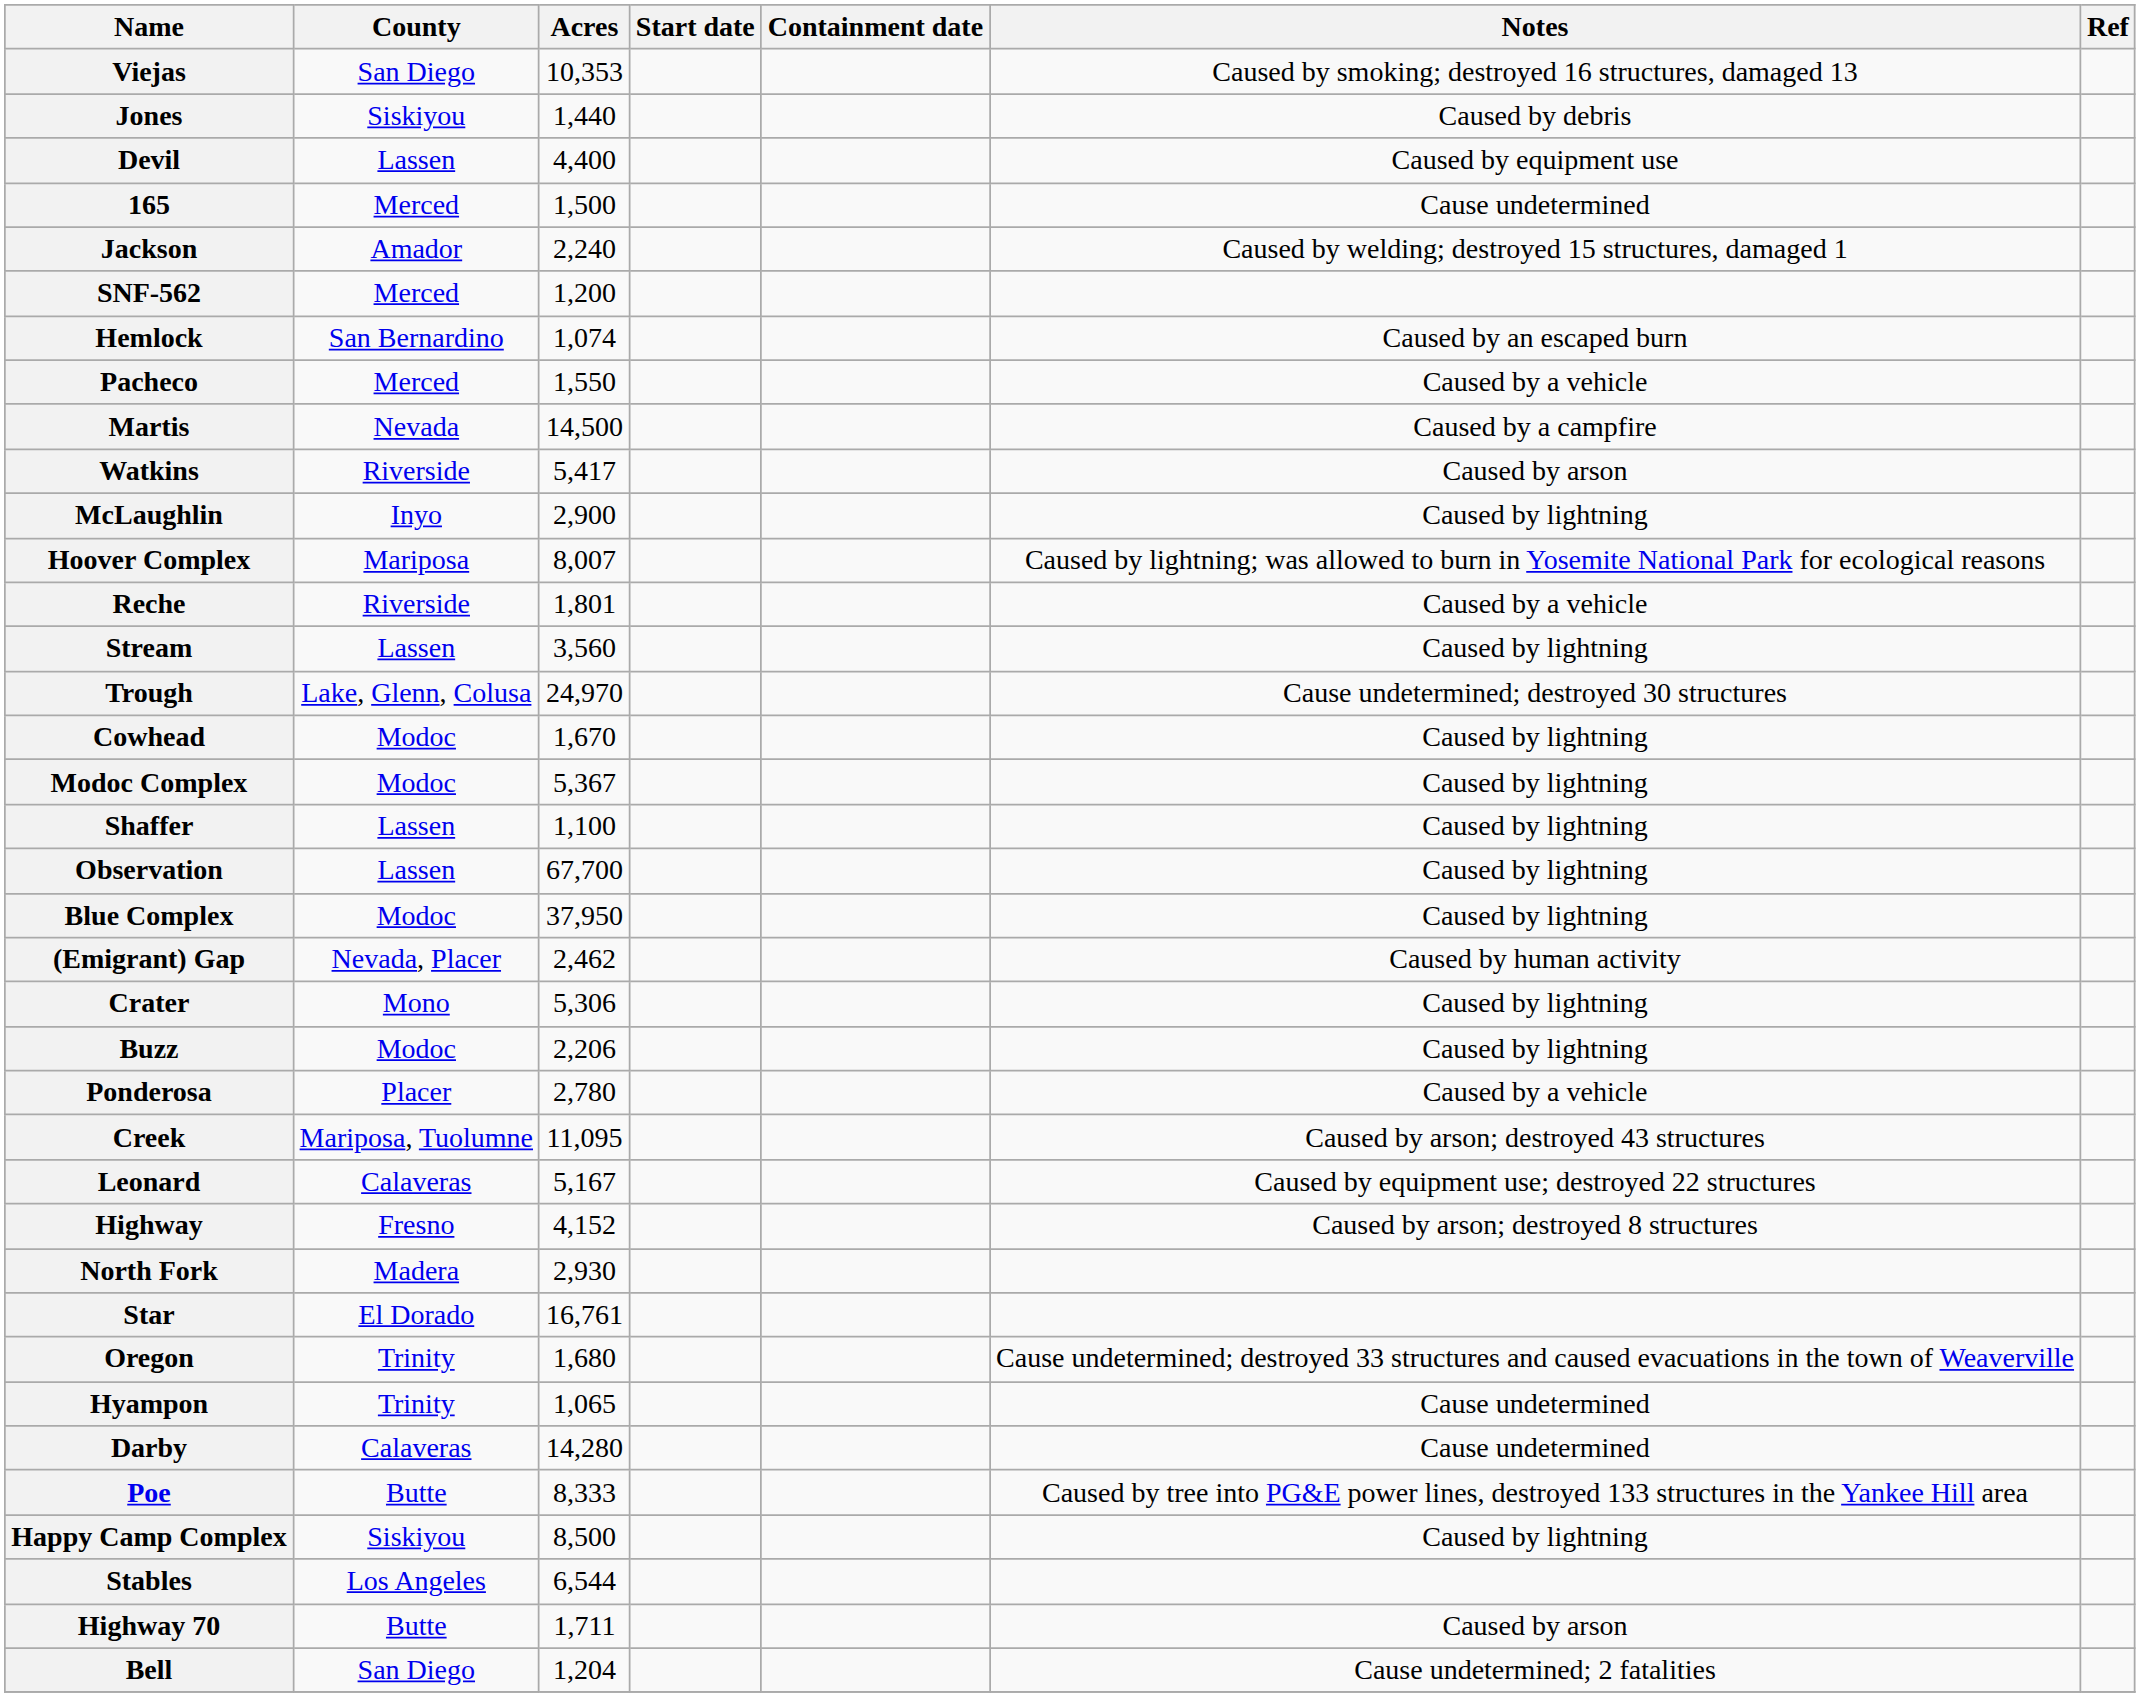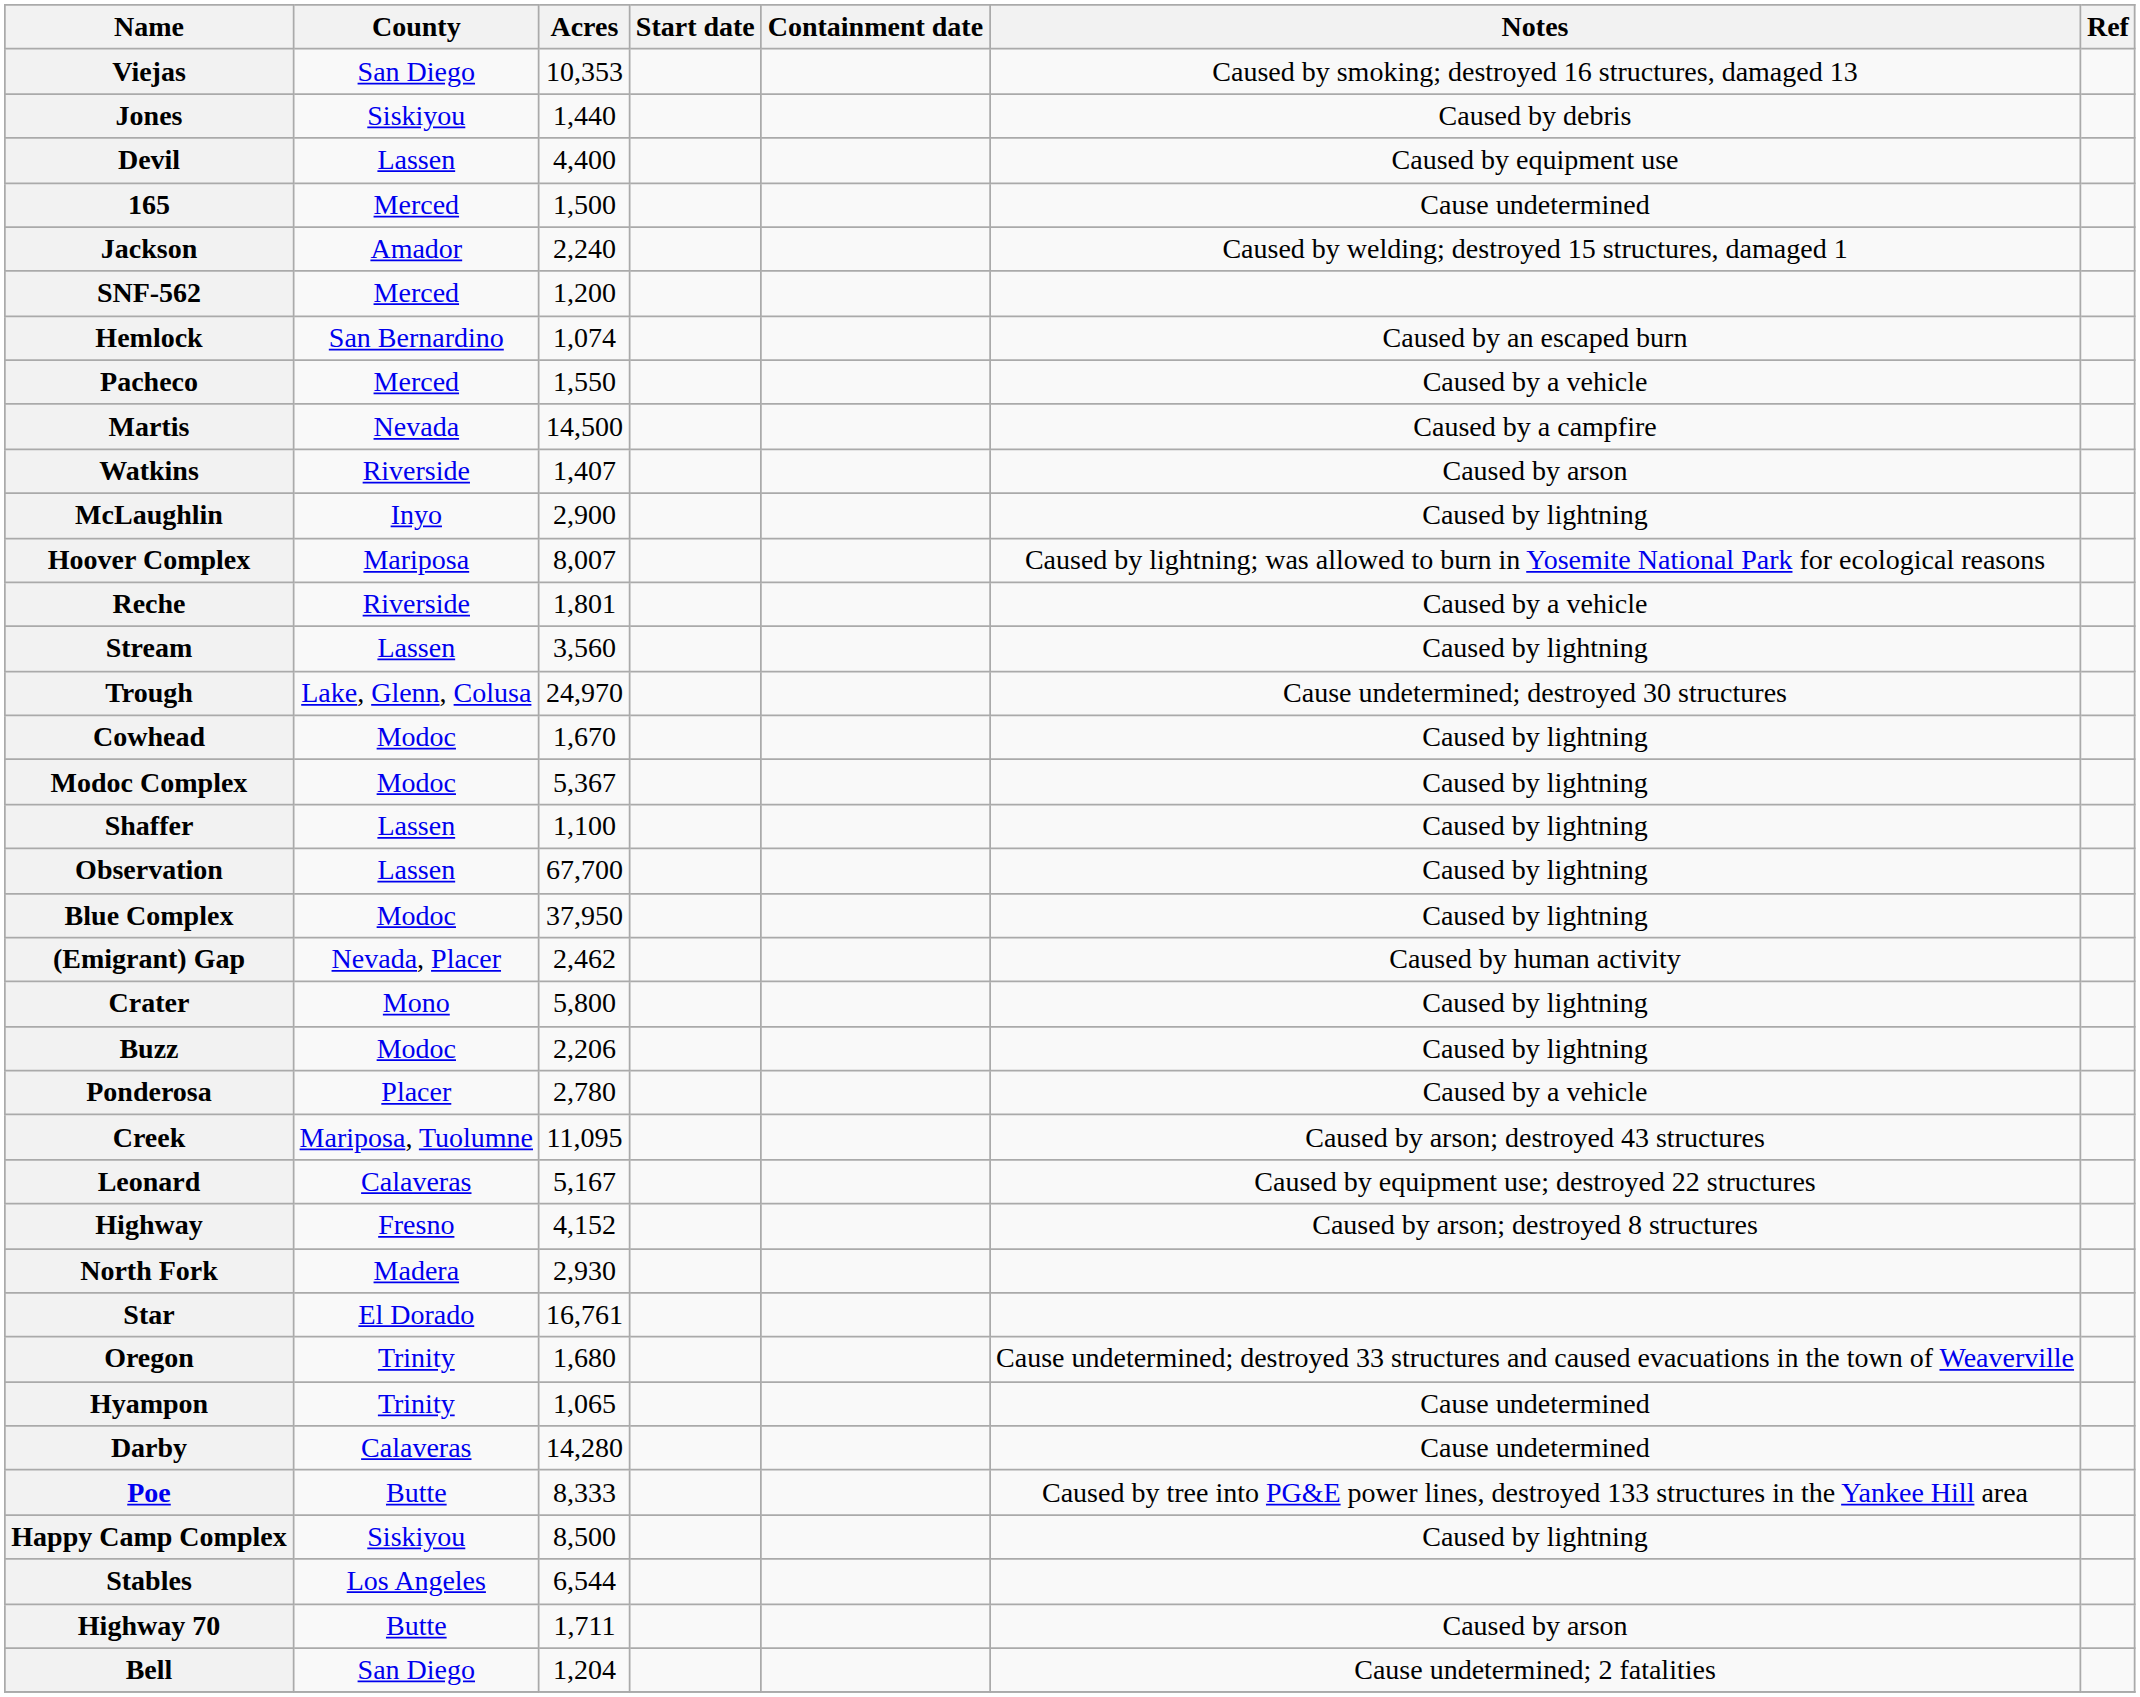(584, 470) 5,417 -> (584, 470) 1,407
(584, 1003) 5,306 -> (584, 1003) 5,800
